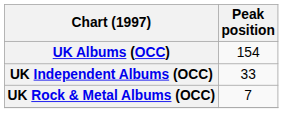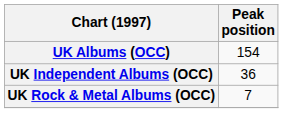(248, 74) 33 -> (248, 74) 36
